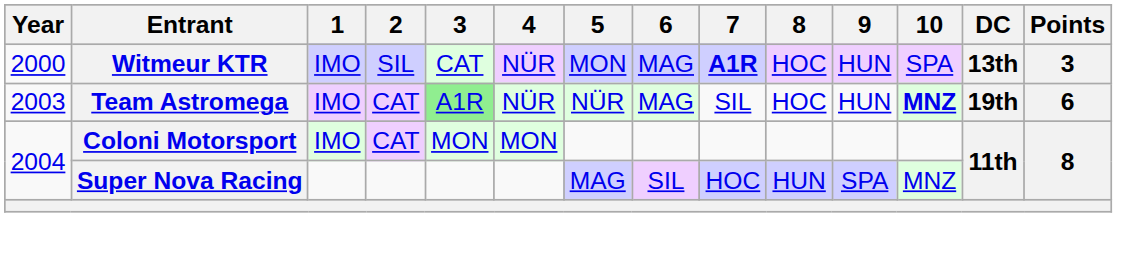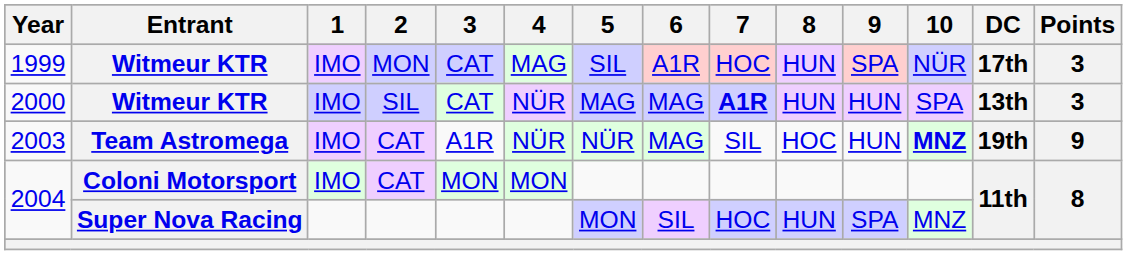+ row: (38, 64)
(598, 64) MON -> (608, 103) MAG
(799, 64) HOC -> (809, 103) HUN
(460, 103) lightgreen background -> (470, 141) no background
(1067, 103) 6 -> (1078, 141) 9
(598, 180) MAG -> (608, 219) MON
